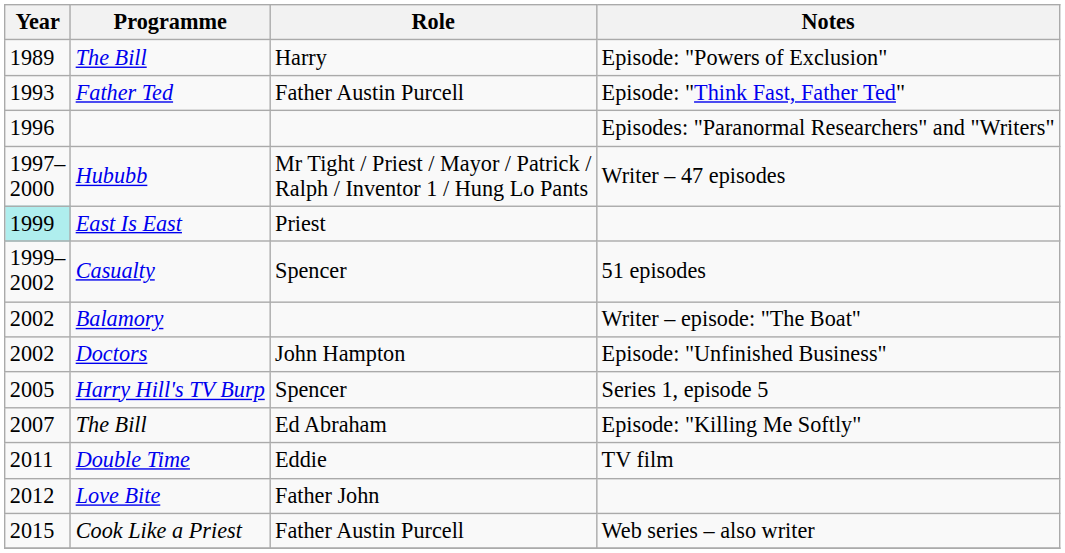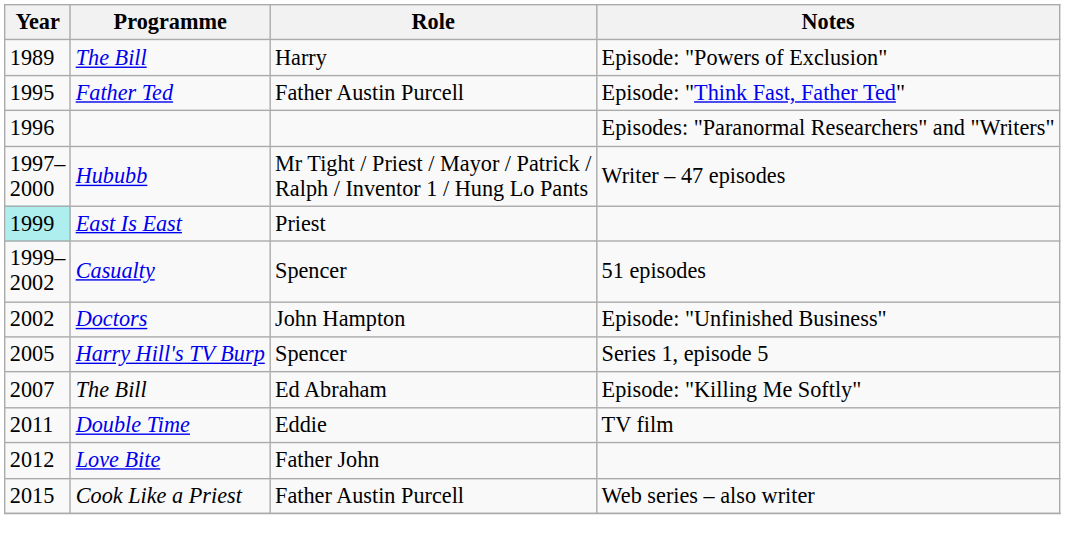(32, 92) 1993 -> (32, 92) 1995
- row: (120, 319)
